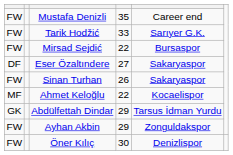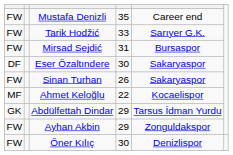(123, 48) 22 -> (123, 48) 31
(123, 64) 27 -> (123, 64) 30
